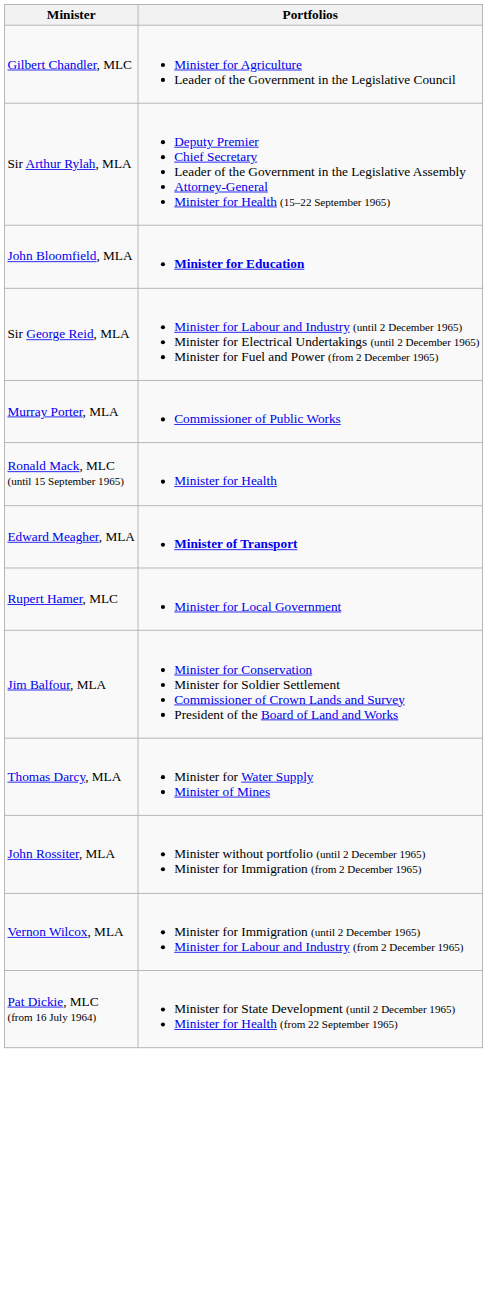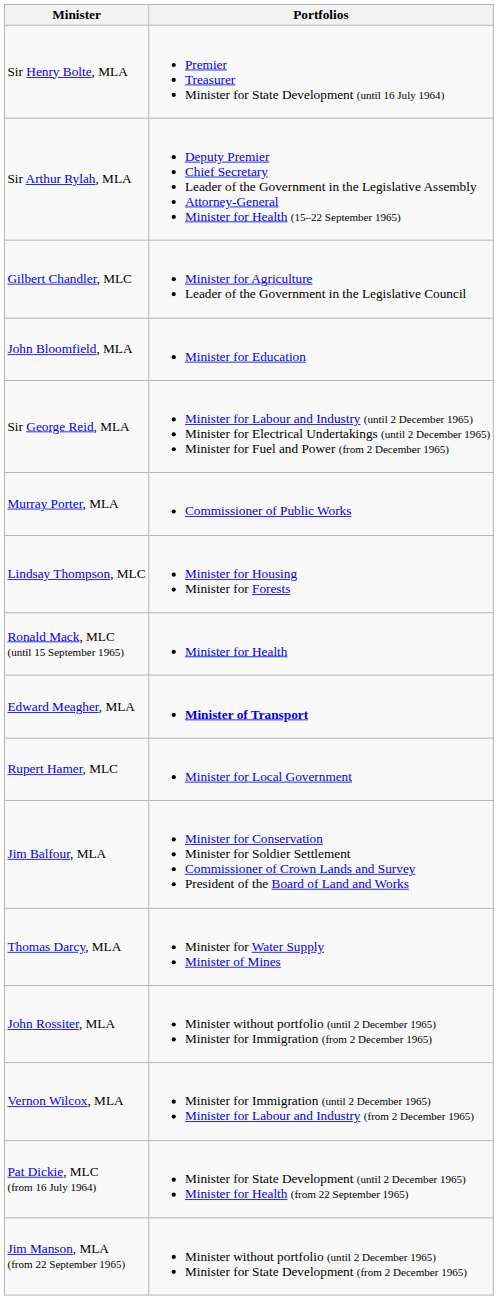+ row: (68, 71)
rows swapped: (70, 164) <-> (70, 64)
(310, 264) bold -> (321, 356) normal
+ row: (77, 574)
+ row: (66, 1256)
